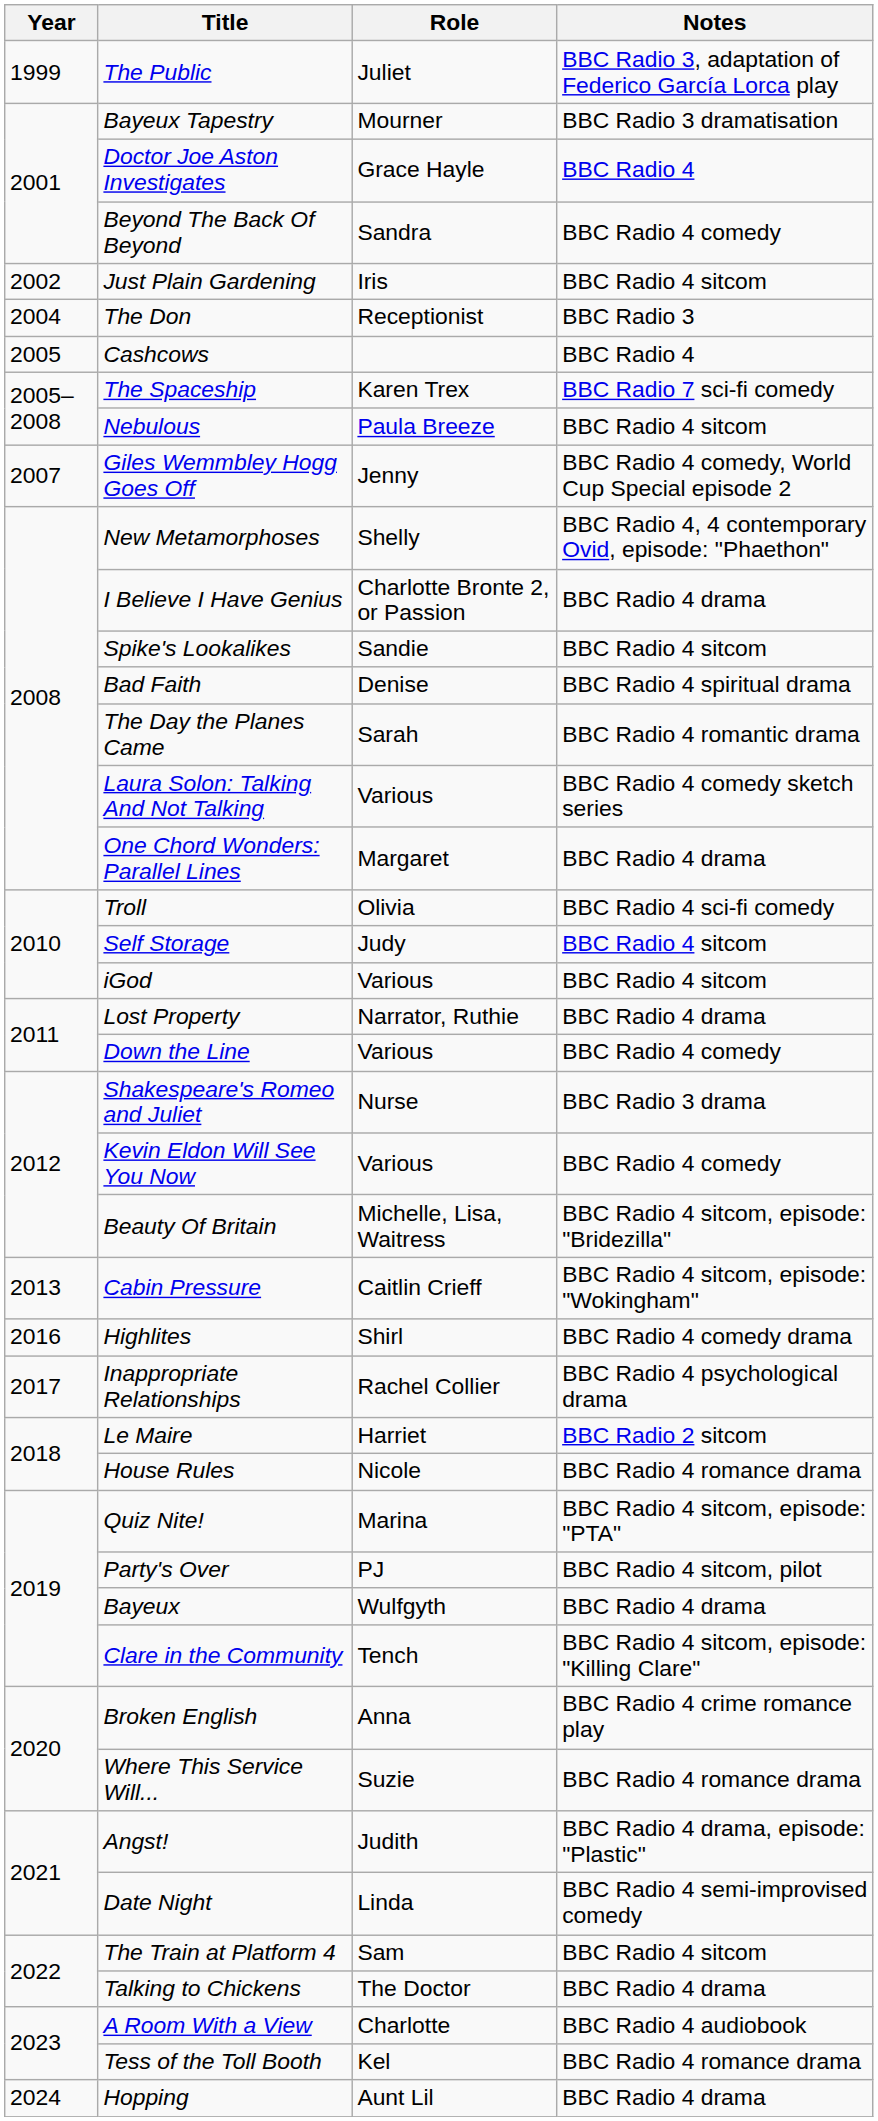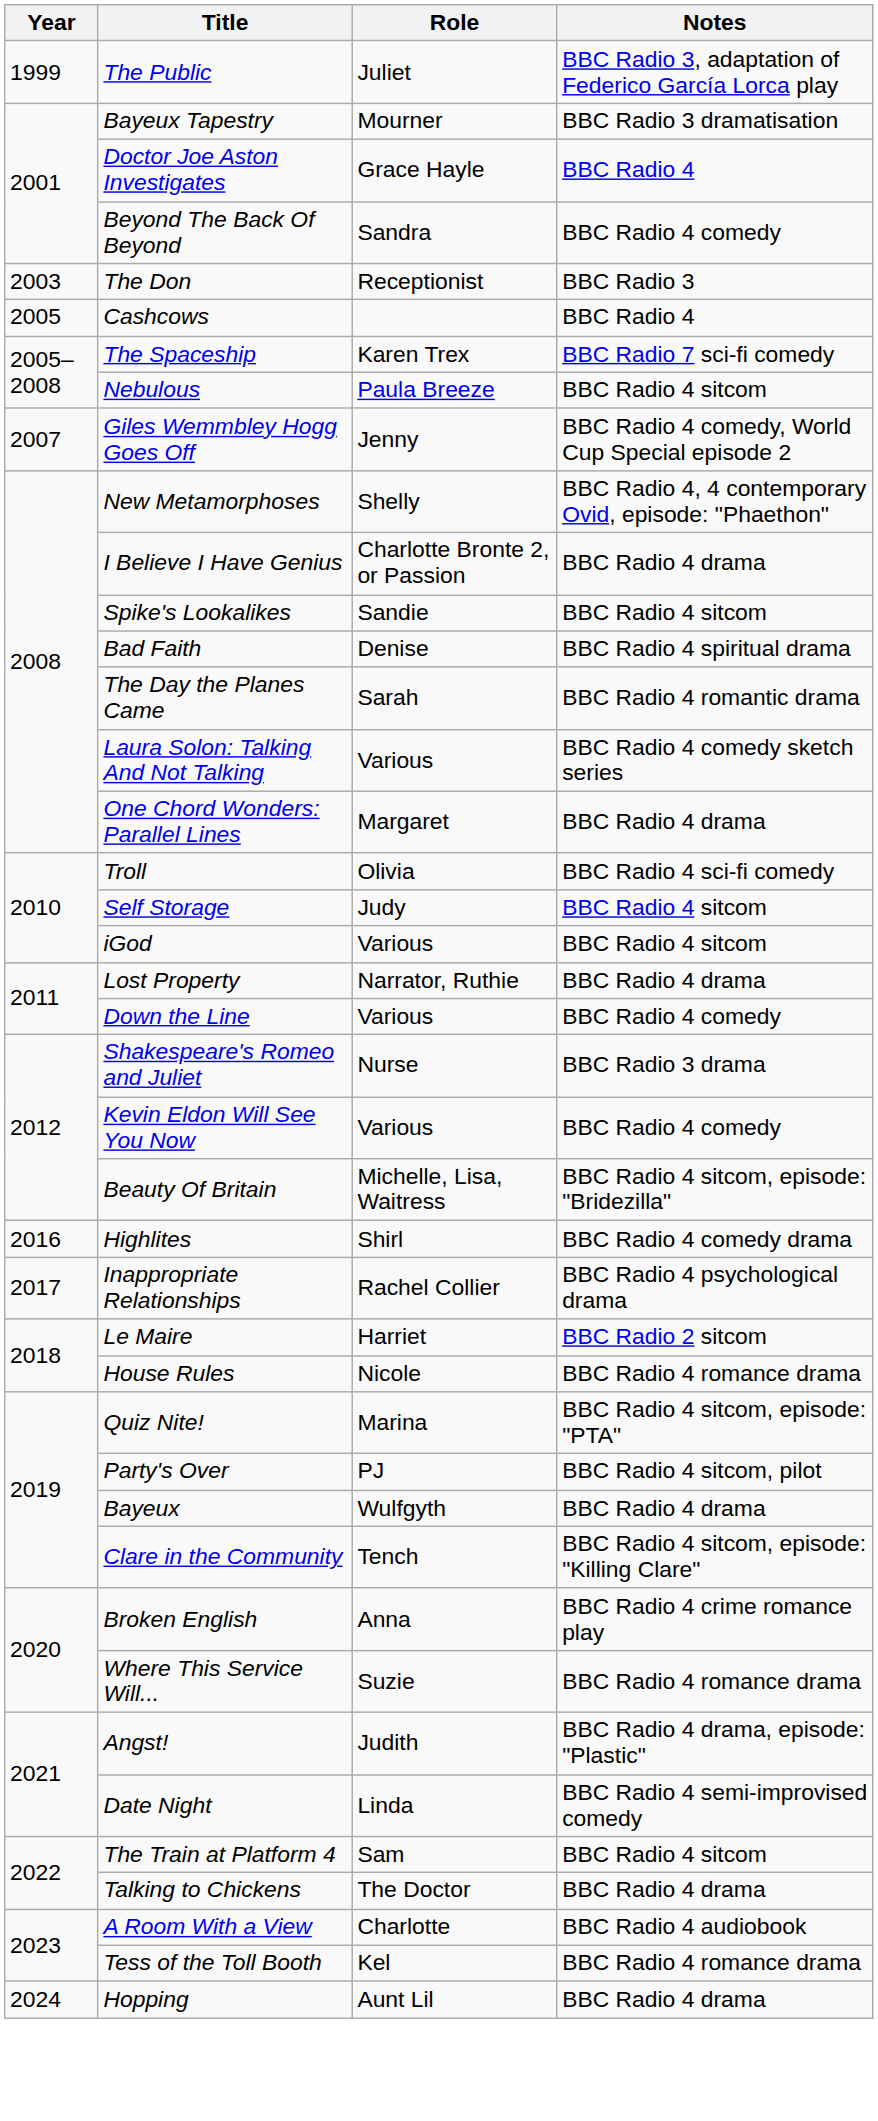- row: (210, 281)
(35, 317) 2004 -> (35, 281) 2003
- row: (182, 1287)
